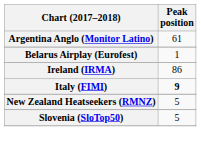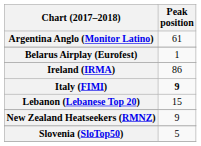+ row: (81, 102)
(177, 102) 5 -> (177, 117) 9
